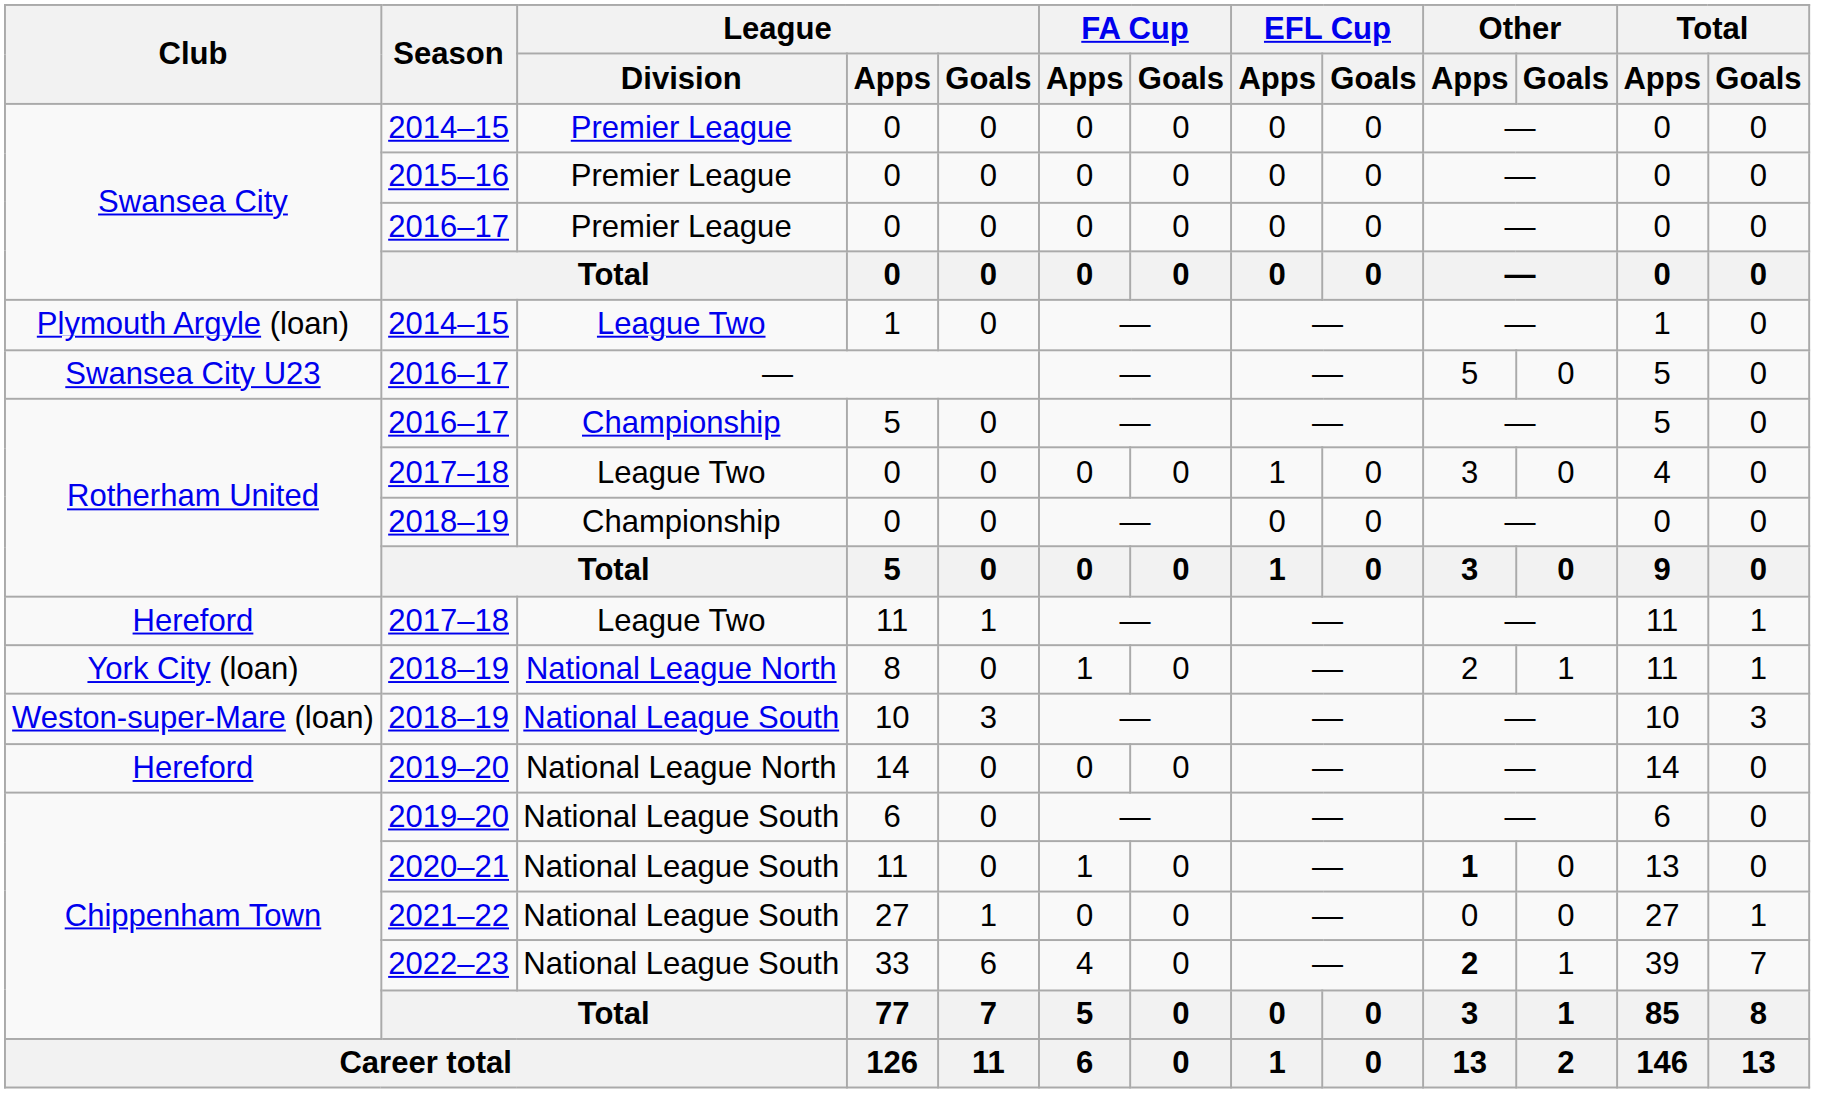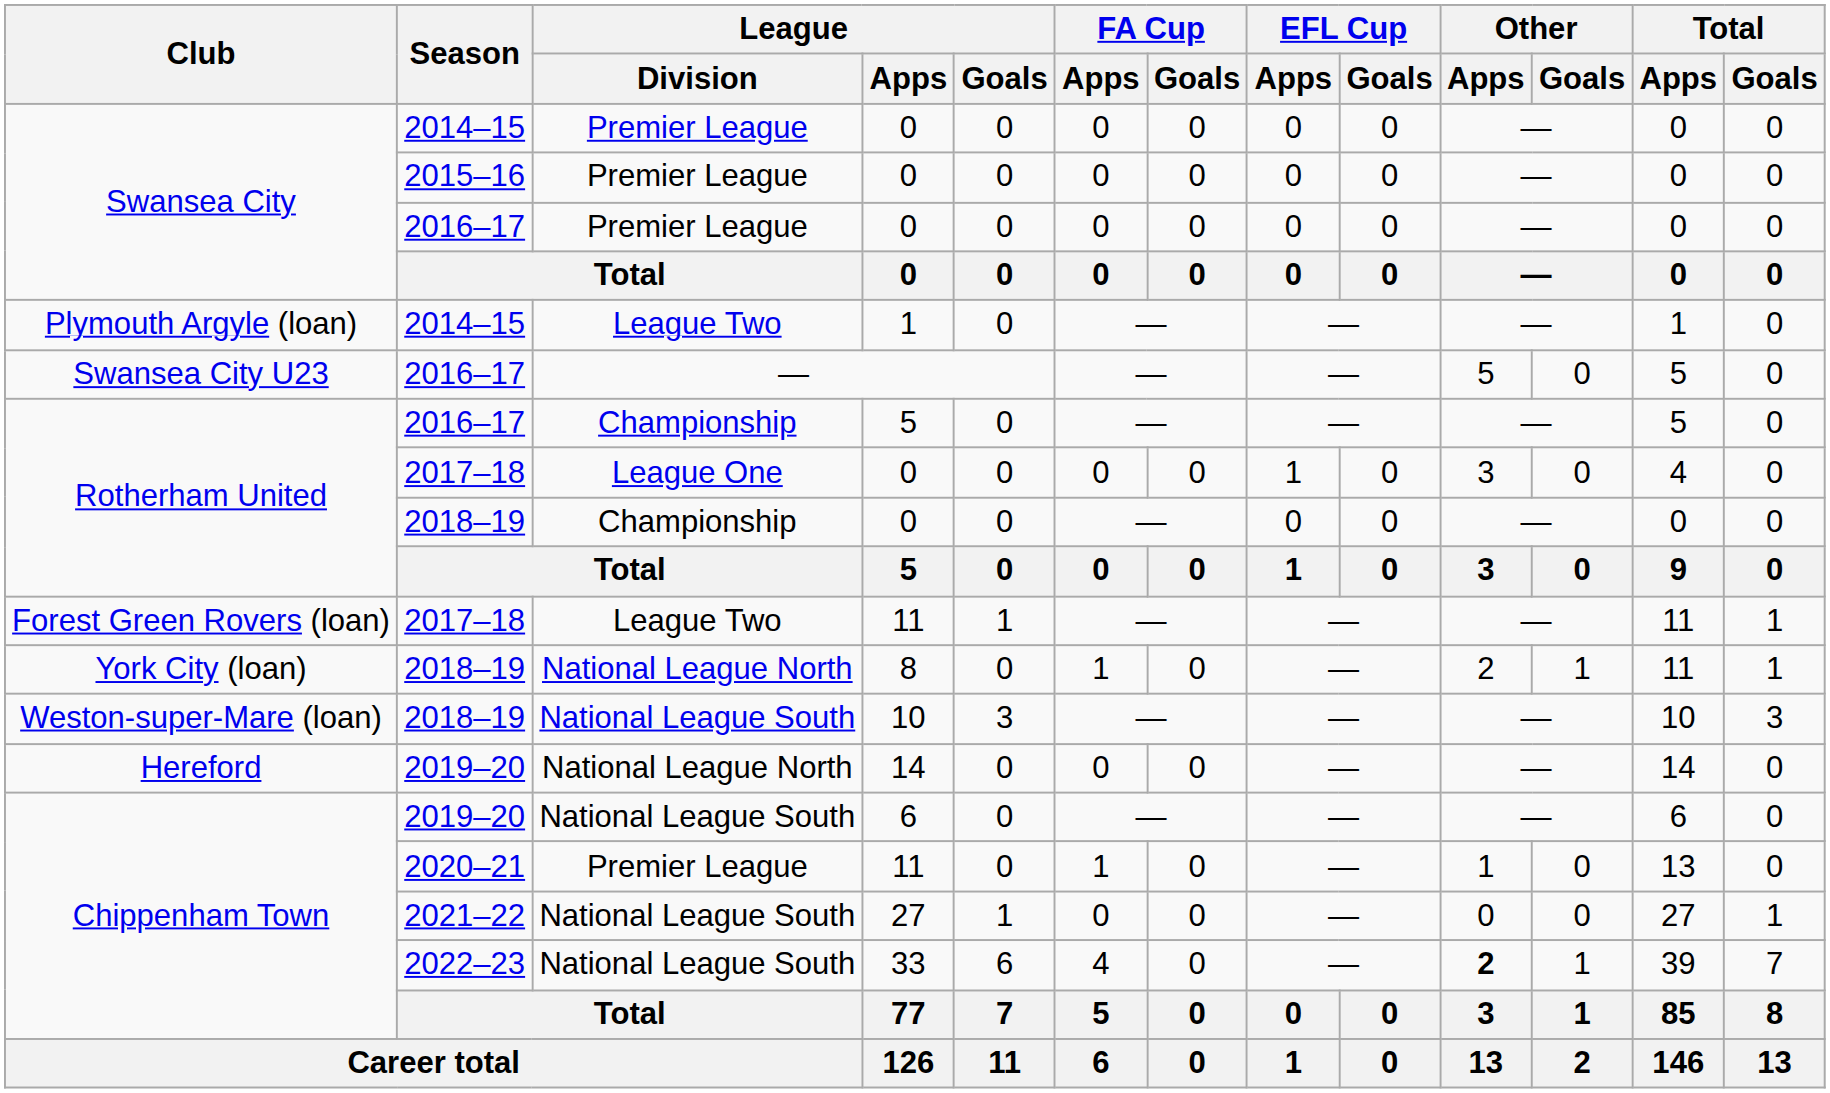(681, 472) League Two -> (697, 472) League One
(193, 619) Hereford -> (201, 619) Forest Green Rovers (loan)
(681, 865) National League South -> (697, 865) Premier League
(1470, 865) bold -> (1486, 865) normal
